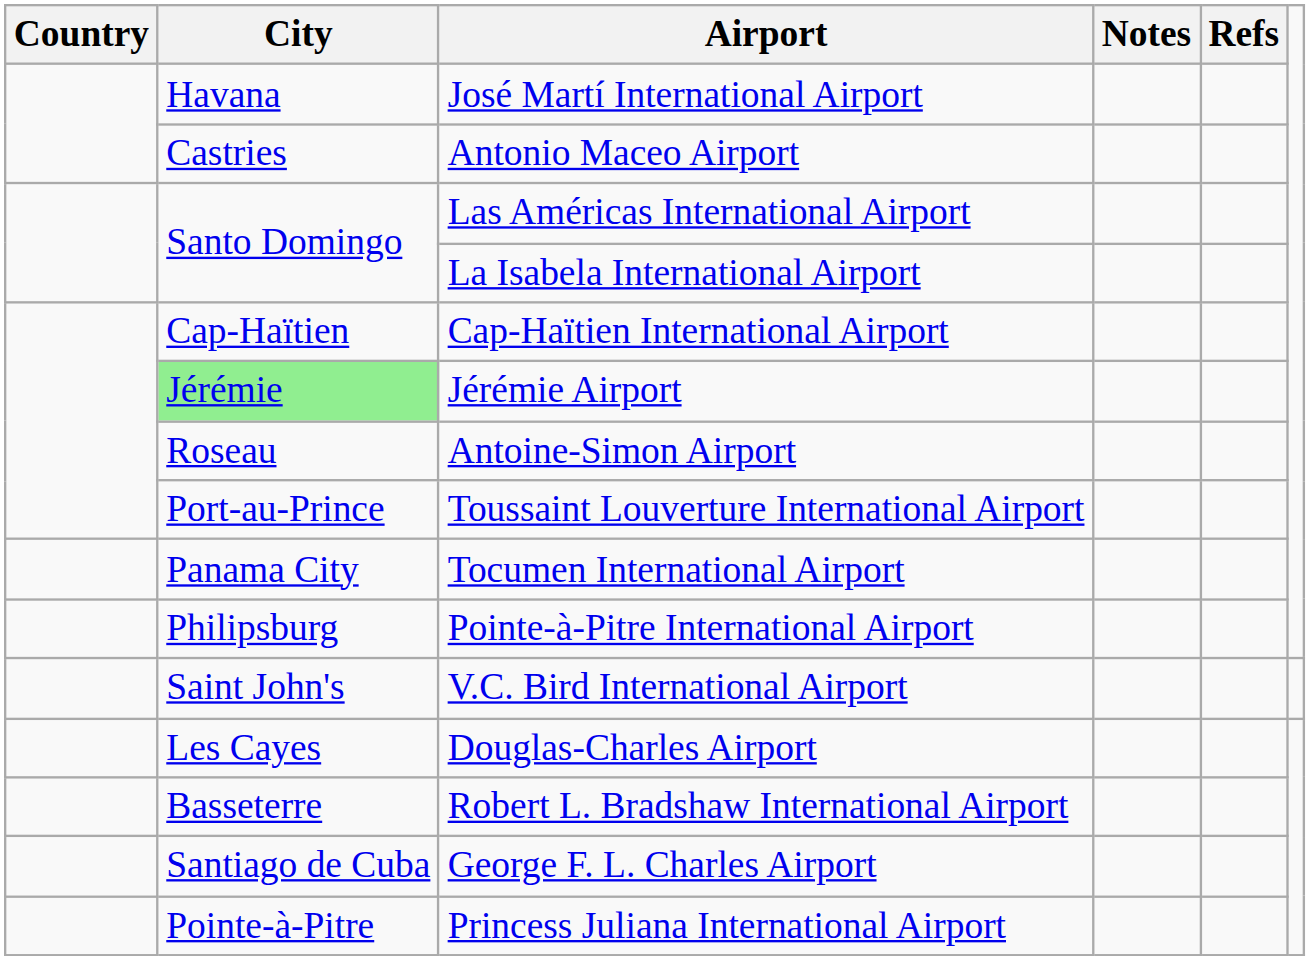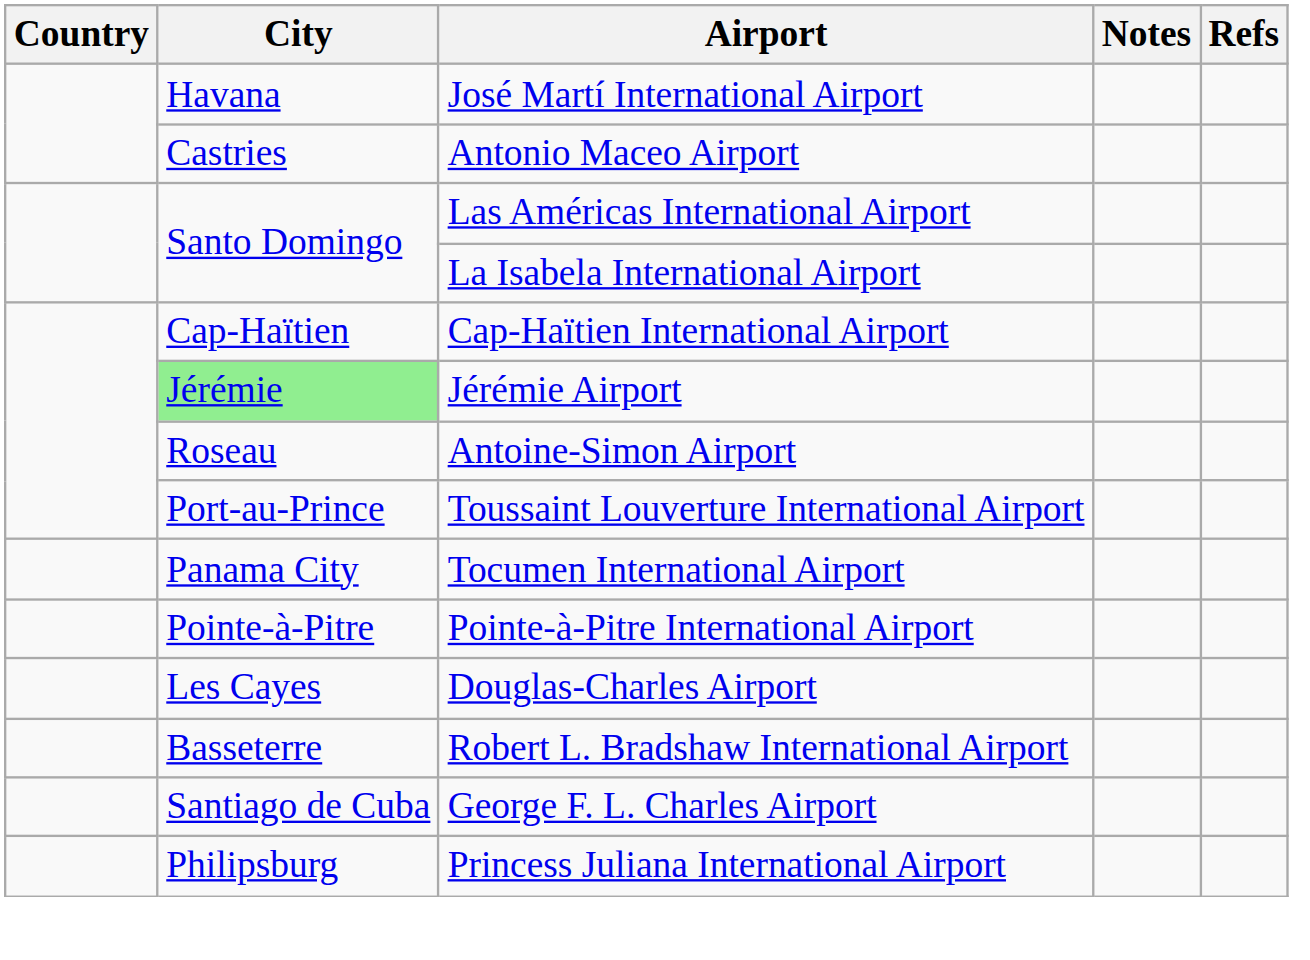(252, 627) Philipsburg -> (270, 627) Pointe-à-Pitre
- row: (678, 687)
(270, 924) Pointe-à-Pitre -> (252, 865) Philipsburg
